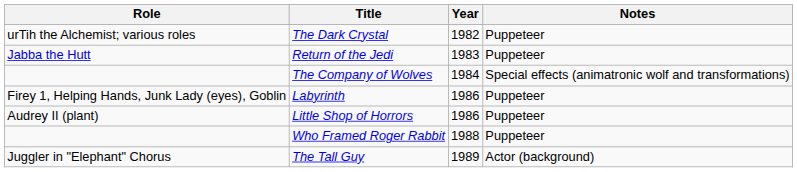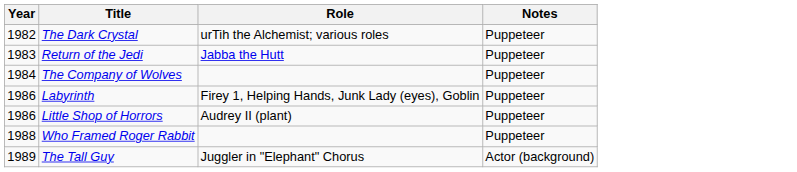columns swapped: (465, 14) <-> (147, 14)
(637, 75) Special effects (animatronic wolf and transformations) -> (515, 75) Puppeteer
